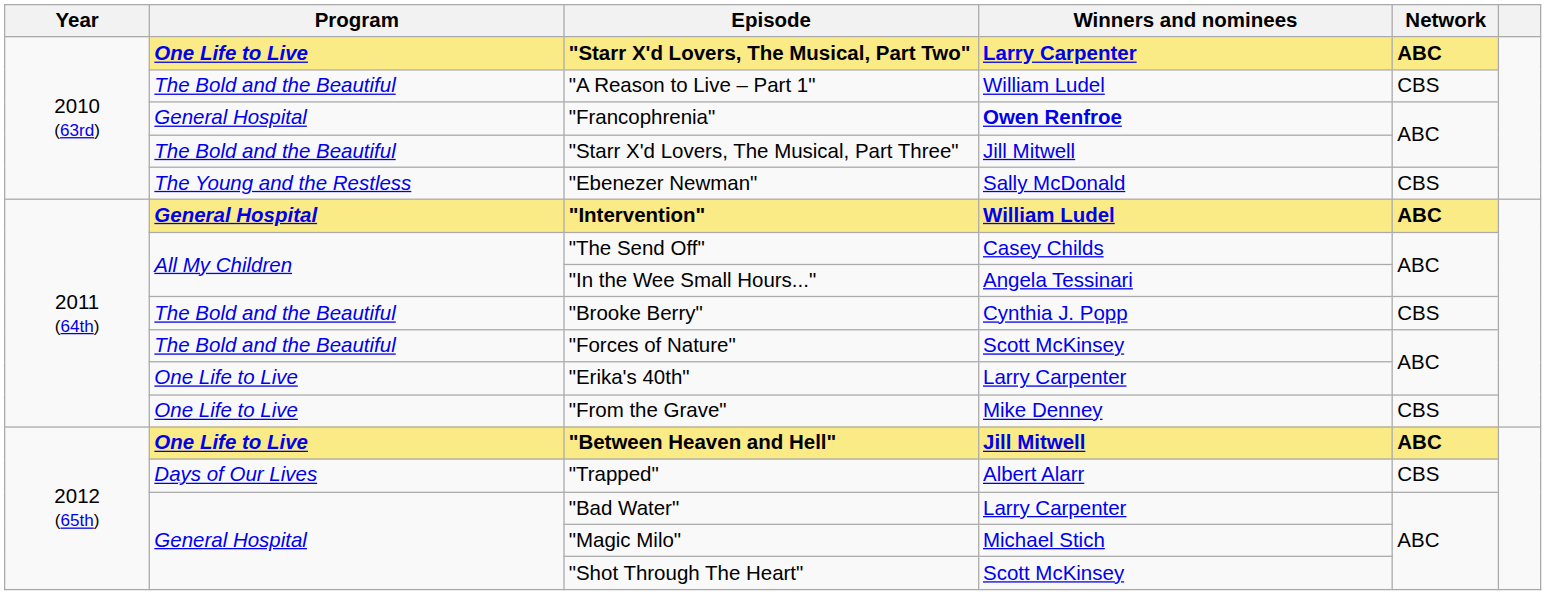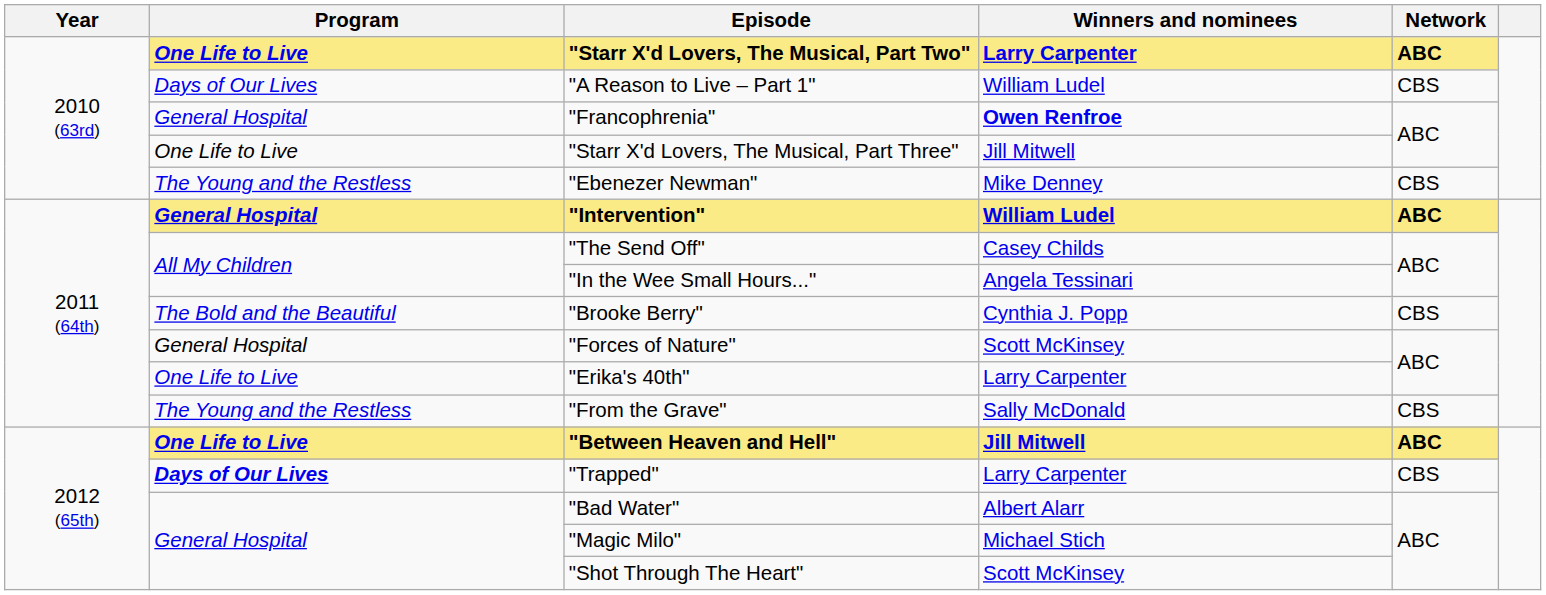(275, 85) The Bold and the Beautiful -> (236, 85) Days of Our Lives
(275, 150) The Bold and the Beautiful -> (226, 150) One Life to Live
(1054, 183) Sally McDonald -> (1043, 183) Mike Denney
(275, 345) The Bold and the Beautiful -> (231, 345) General Hospital
(226, 410) One Life to Live -> (283, 410) The Young and the Restless
(1043, 410) Mike Denney -> (1054, 410) Sally McDonald
(236, 475) normal -> (241, 475) bold
(1034, 475) Albert Alarr -> (1055, 475) Larry Carpenter
(1055, 507) Larry Carpenter -> (1034, 507) Albert Alarr
